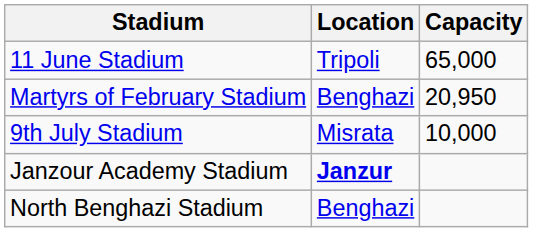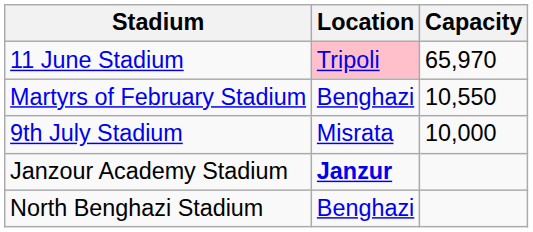(348, 60) no background -> (348, 60) pink background
(461, 60) 65,000 -> (461, 60) 65,970
(461, 97) 20,950 -> (461, 97) 10,550
